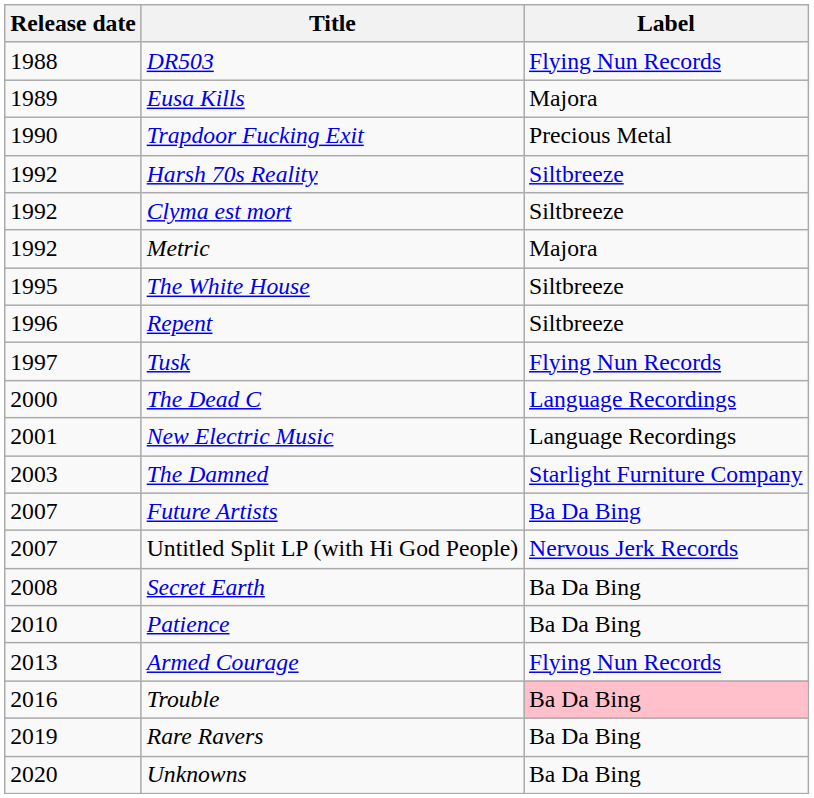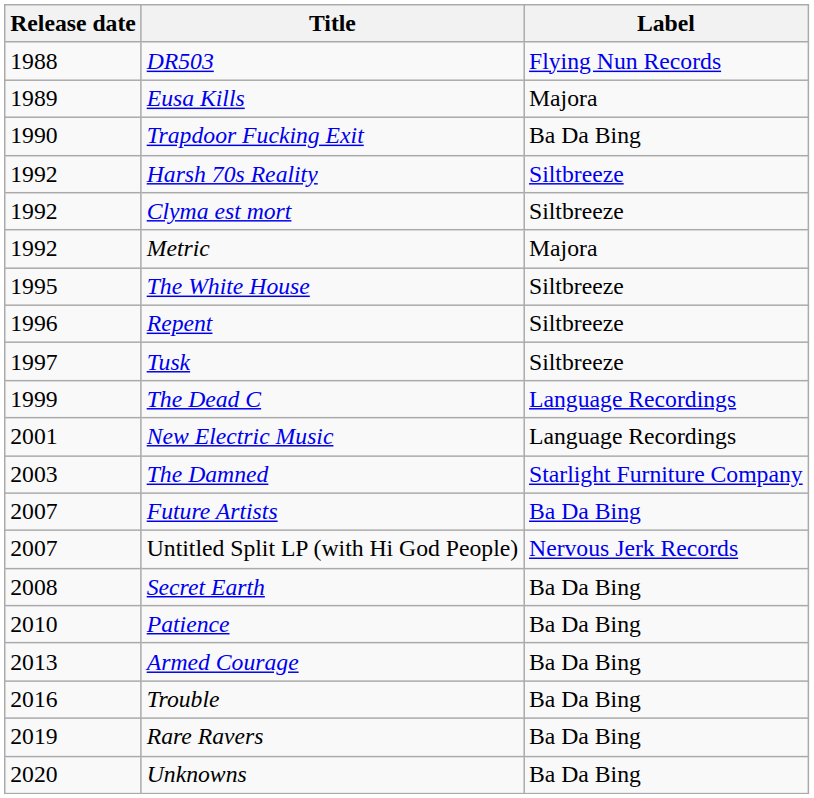(600, 135) Precious Metal -> (585, 135) Ba Da Bing
(625, 361) Flying Nun Records -> (576, 361) Siltbreeze
(34, 398) 2000 -> (34, 398) 1999
(625, 661) Flying Nun Records -> (585, 661) Ba Da Bing
(585, 699) pink background -> (585, 699) no background
